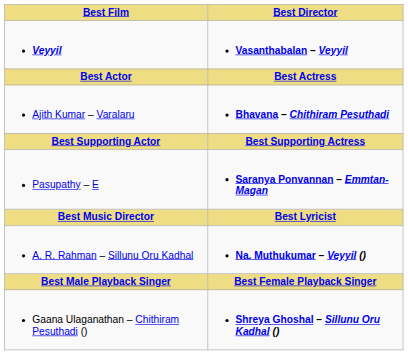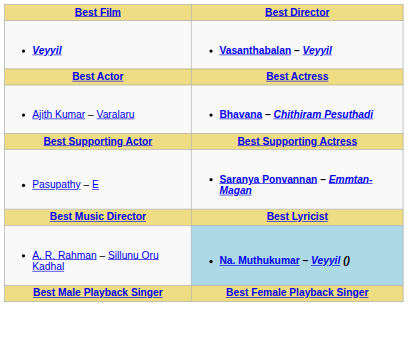(305, 255) no background -> (297, 261) lightblue background
- row: (106, 326)
